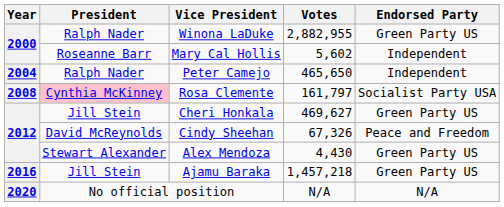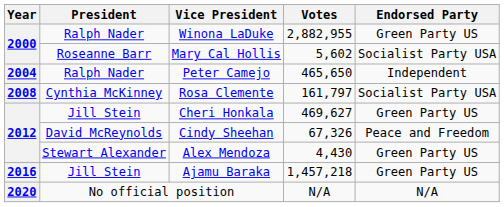(427, 54) Independent -> (427, 54) Socialist Party USA
(104, 93) pink background -> (104, 93) no background
